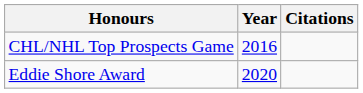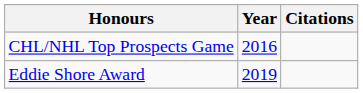(259, 74) 2020 -> (259, 74) 2019
